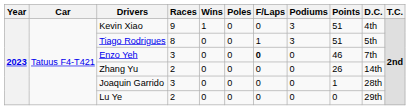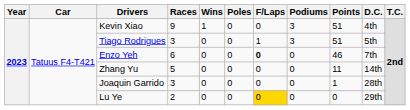(173, 40) 8 -> (173, 40) 3
(173, 54) 3 -> (173, 54) 6
(173, 69) 2 -> (173, 69) 5
(337, 69) 26 -> (337, 69) 11
(258, 97) no background -> (258, 97) gold background
